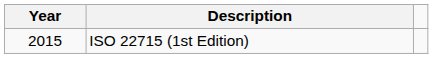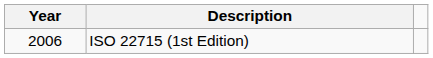(45, 41) 2015 -> (45, 41) 2006
